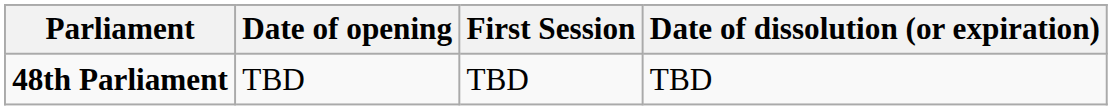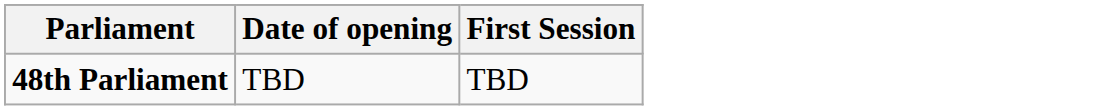- column: (875, 29)
